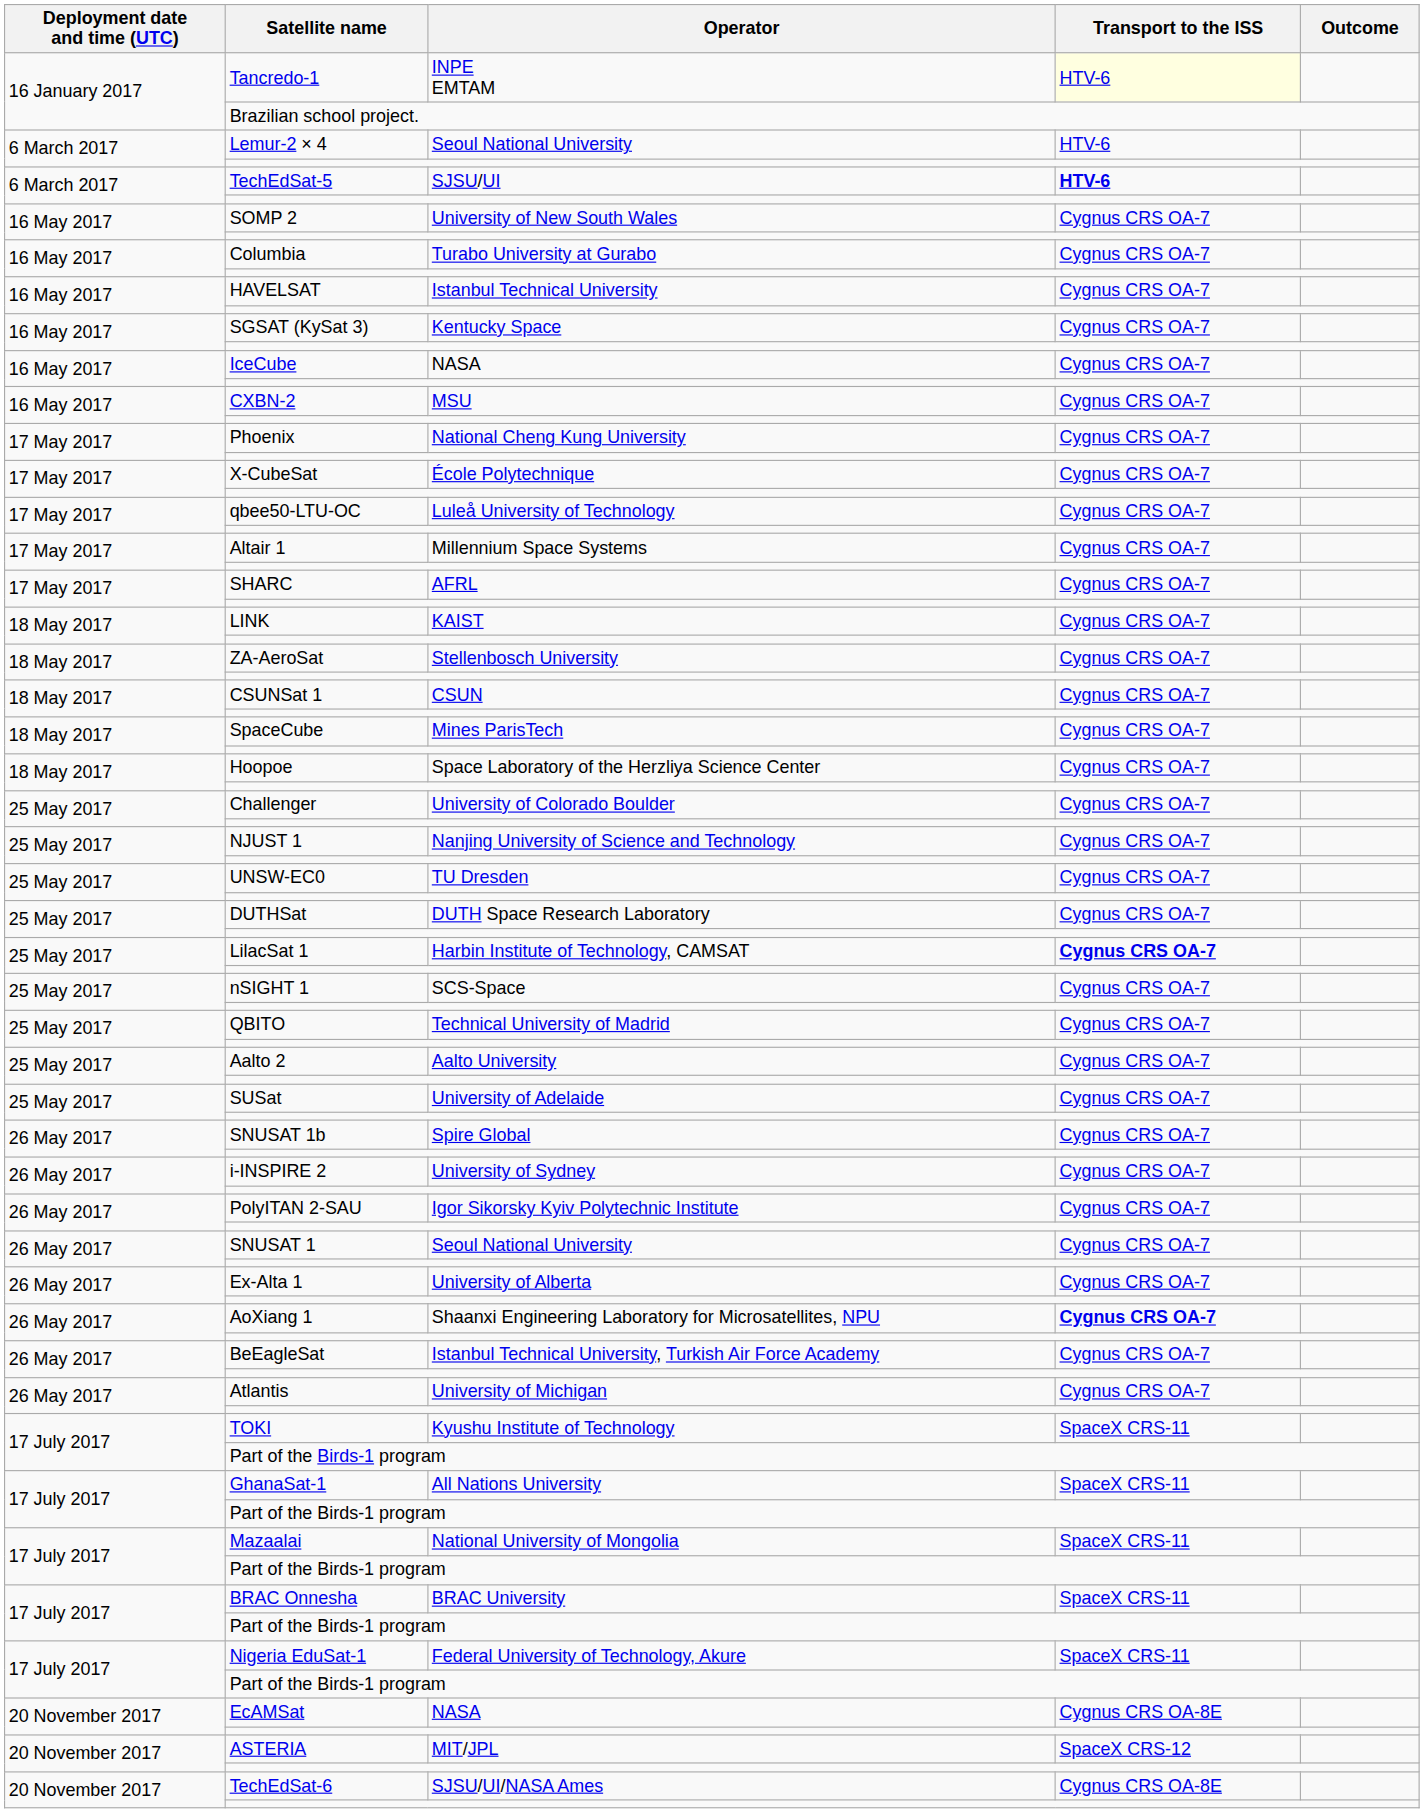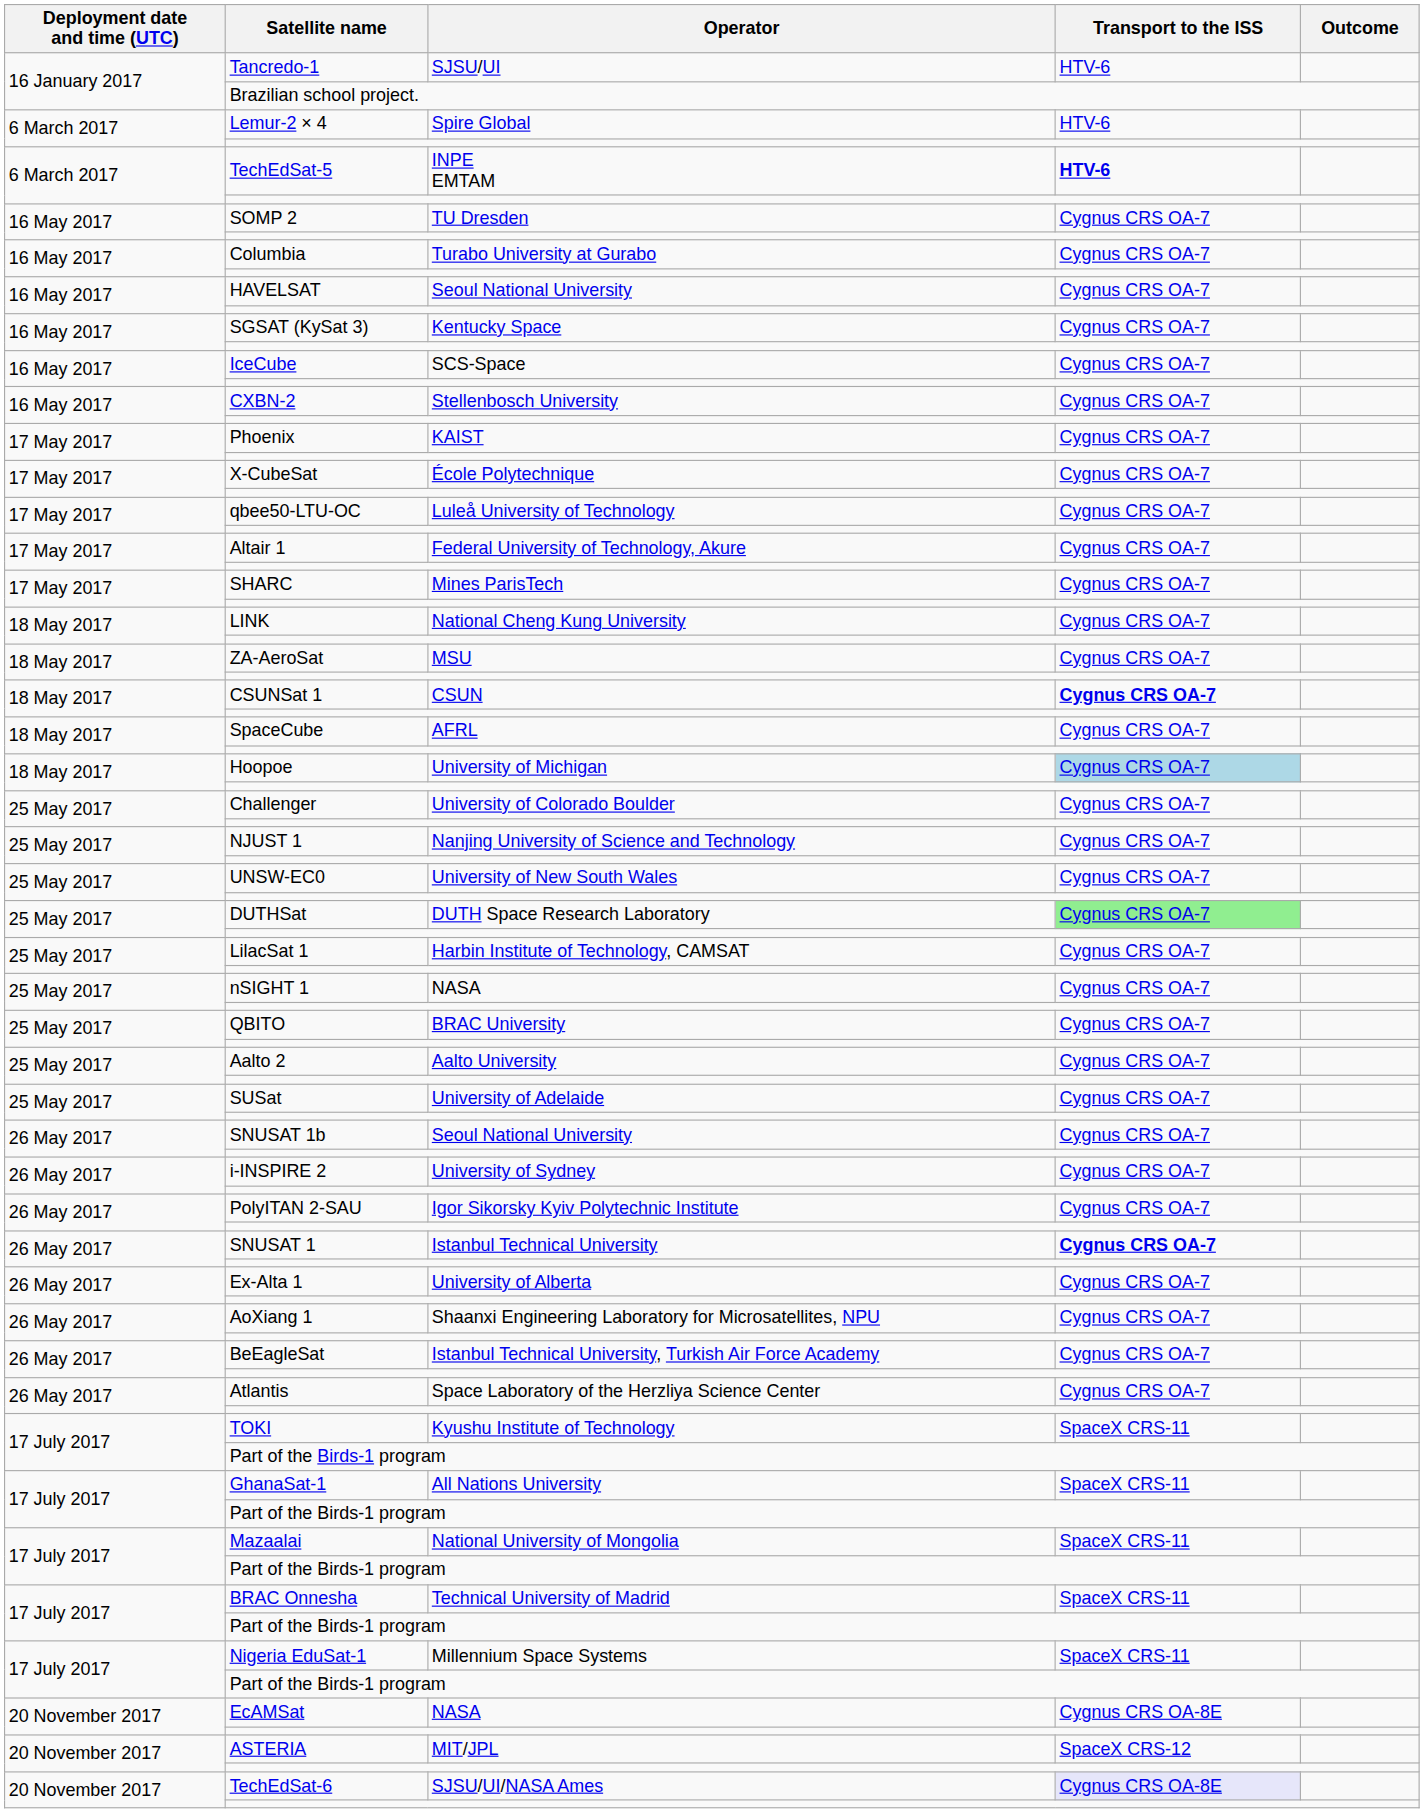(463, 77) INPE EMTAM -> (466, 67) SJSU/UI
(1085, 77) lightyellow background -> (1085, 67) no background
(532, 144) Seoul National University -> (481, 124) Spire Global
(466, 180) SJSU/UI -> (463, 170) INPE EMTAM
(554, 217) University of New South Wales -> (480, 217) TU Dresden
(545, 291) Istanbul Technical University -> (532, 291) Seoul National University
(456, 364) NASA -> (479, 364) SCS-Space
(452, 401) MSU -> (525, 401) Stellenbosch University
(559, 437) National Cheng Kung University -> (458, 437) KAIST
(539, 547) Millennium Space Systems -> (589, 547) Federal University of Technology, Akure
(455, 584) AFRL -> (498, 584) Mines ParisTech
(458, 621) KAIST -> (559, 621) National Cheng Kung University
(525, 657) Stellenbosch University -> (452, 657) MSU
(1135, 694) normal -> (1138, 694) bold
(498, 731) Mines ParisTech -> (455, 731) AFRL
(626, 767) Space Laboratory of the Herzliya Science Center -> (519, 767) University of Michigan
(1135, 767) no background -> (1135, 767) lightblue background
(480, 877) TU Dresden -> (554, 877) University of New South Wales
(1135, 914) no background -> (1135, 914) lightgreen background
(1138, 951) bold -> (1135, 951) normal
(479, 987) SCS-Space -> (456, 987) NASA
(551, 1024) Technical University of Madrid -> (499, 1024) BRAC University
(481, 1134) Spire Global -> (532, 1134) Seoul National University
(532, 1244) Seoul National University -> (545, 1244) Istanbul Technical University
(1135, 1244) normal -> (1138, 1244) bold
(1138, 1318) bold -> (1135, 1318) normal
(519, 1391) University of Michigan -> (626, 1391) Space Laboratory of the Herzliya Science Center
(499, 1598) BRAC University -> (551, 1598) Technical University of Madrid
(589, 1655) Federal University of Technology, Akure -> (539, 1655) Millennium Space Systems
(1141, 1785) no background -> (1141, 1785) lavender background
